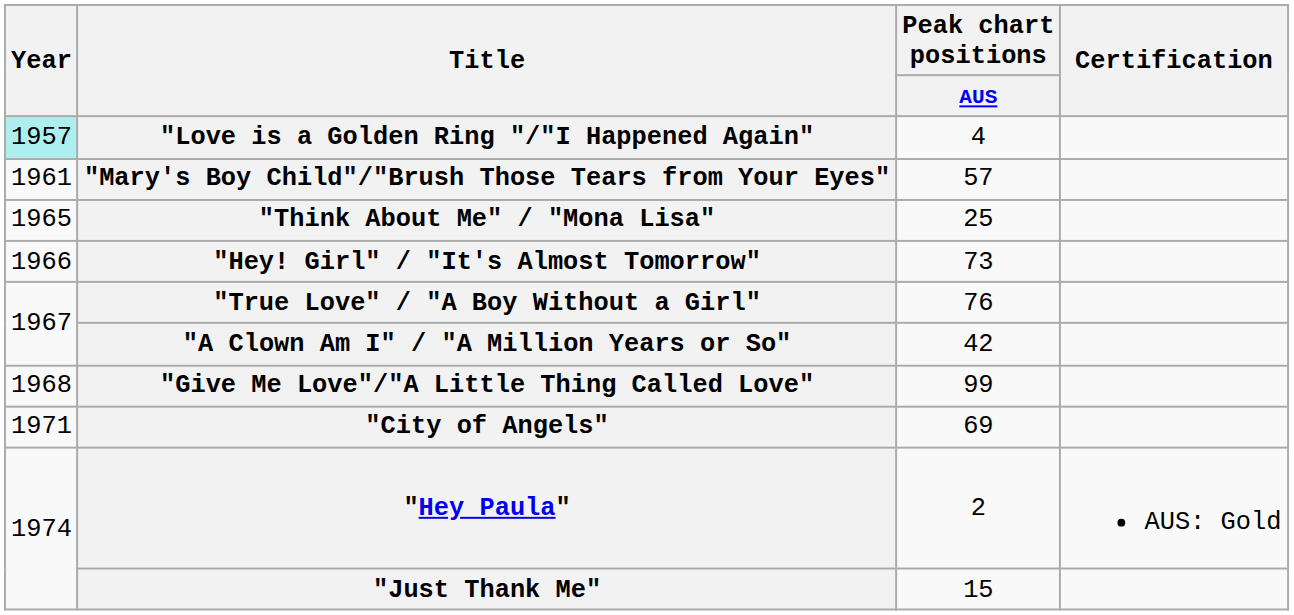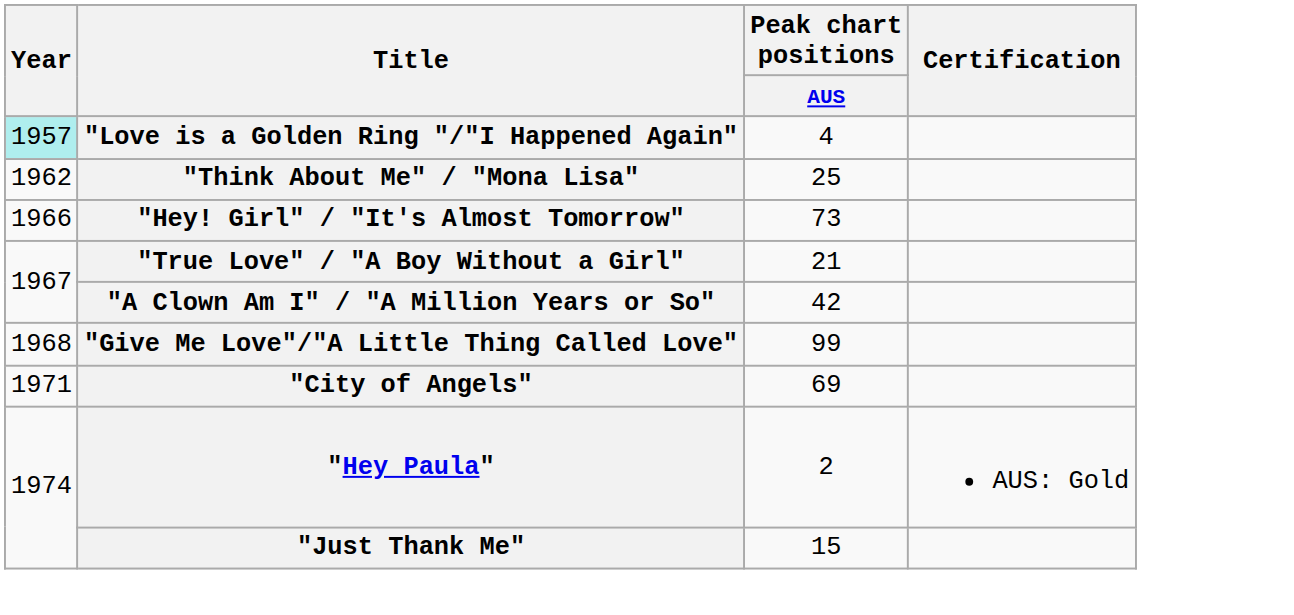- row: (487, 179)
(41, 220) 1965 -> (41, 179) 1962
(978, 303) 76 -> (826, 261) 21
